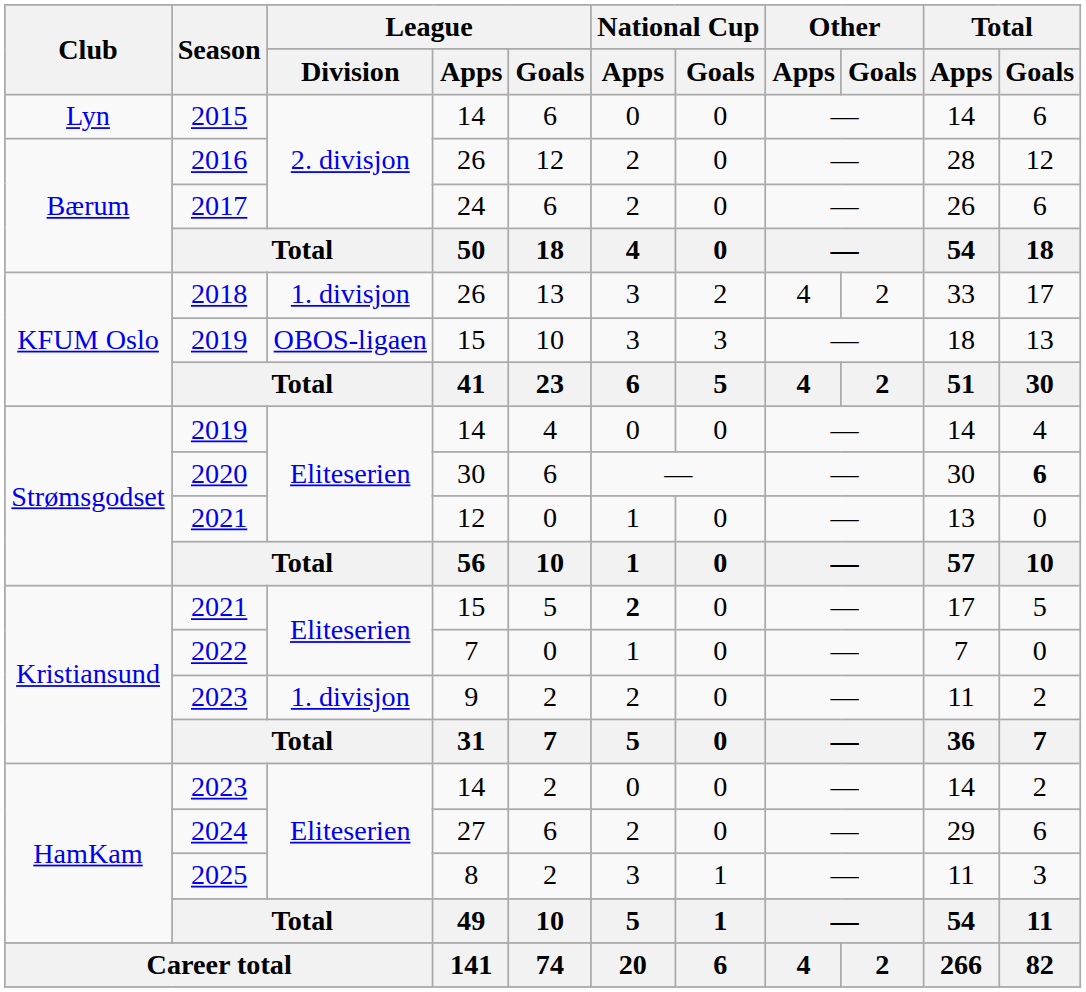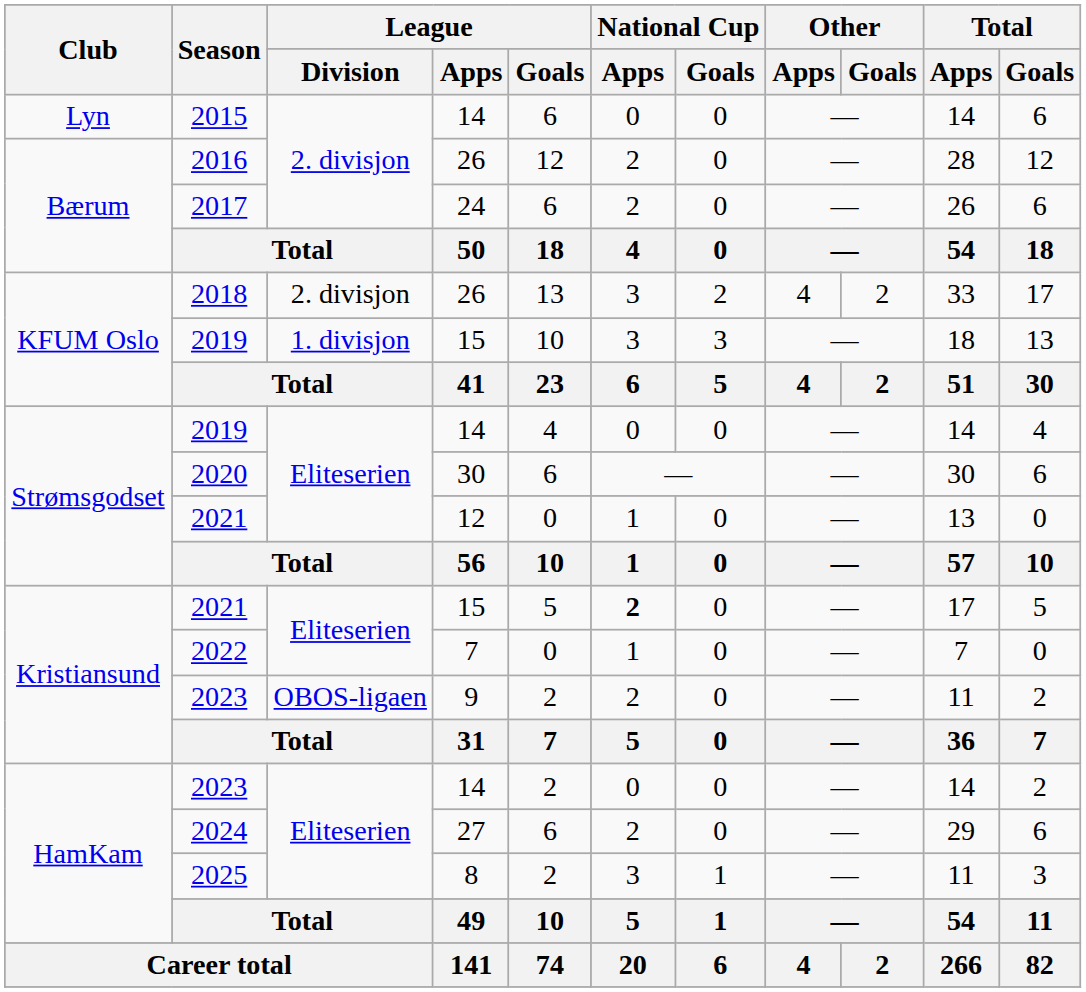(350, 294) 1. divisjon -> (350, 294) 2. divisjon
(350, 339) OBOS-ligaen -> (350, 339) 1. divisjon
(1040, 473) bold -> (1040, 473) normal
(350, 696) 1. divisjon -> (350, 696) OBOS-ligaen
